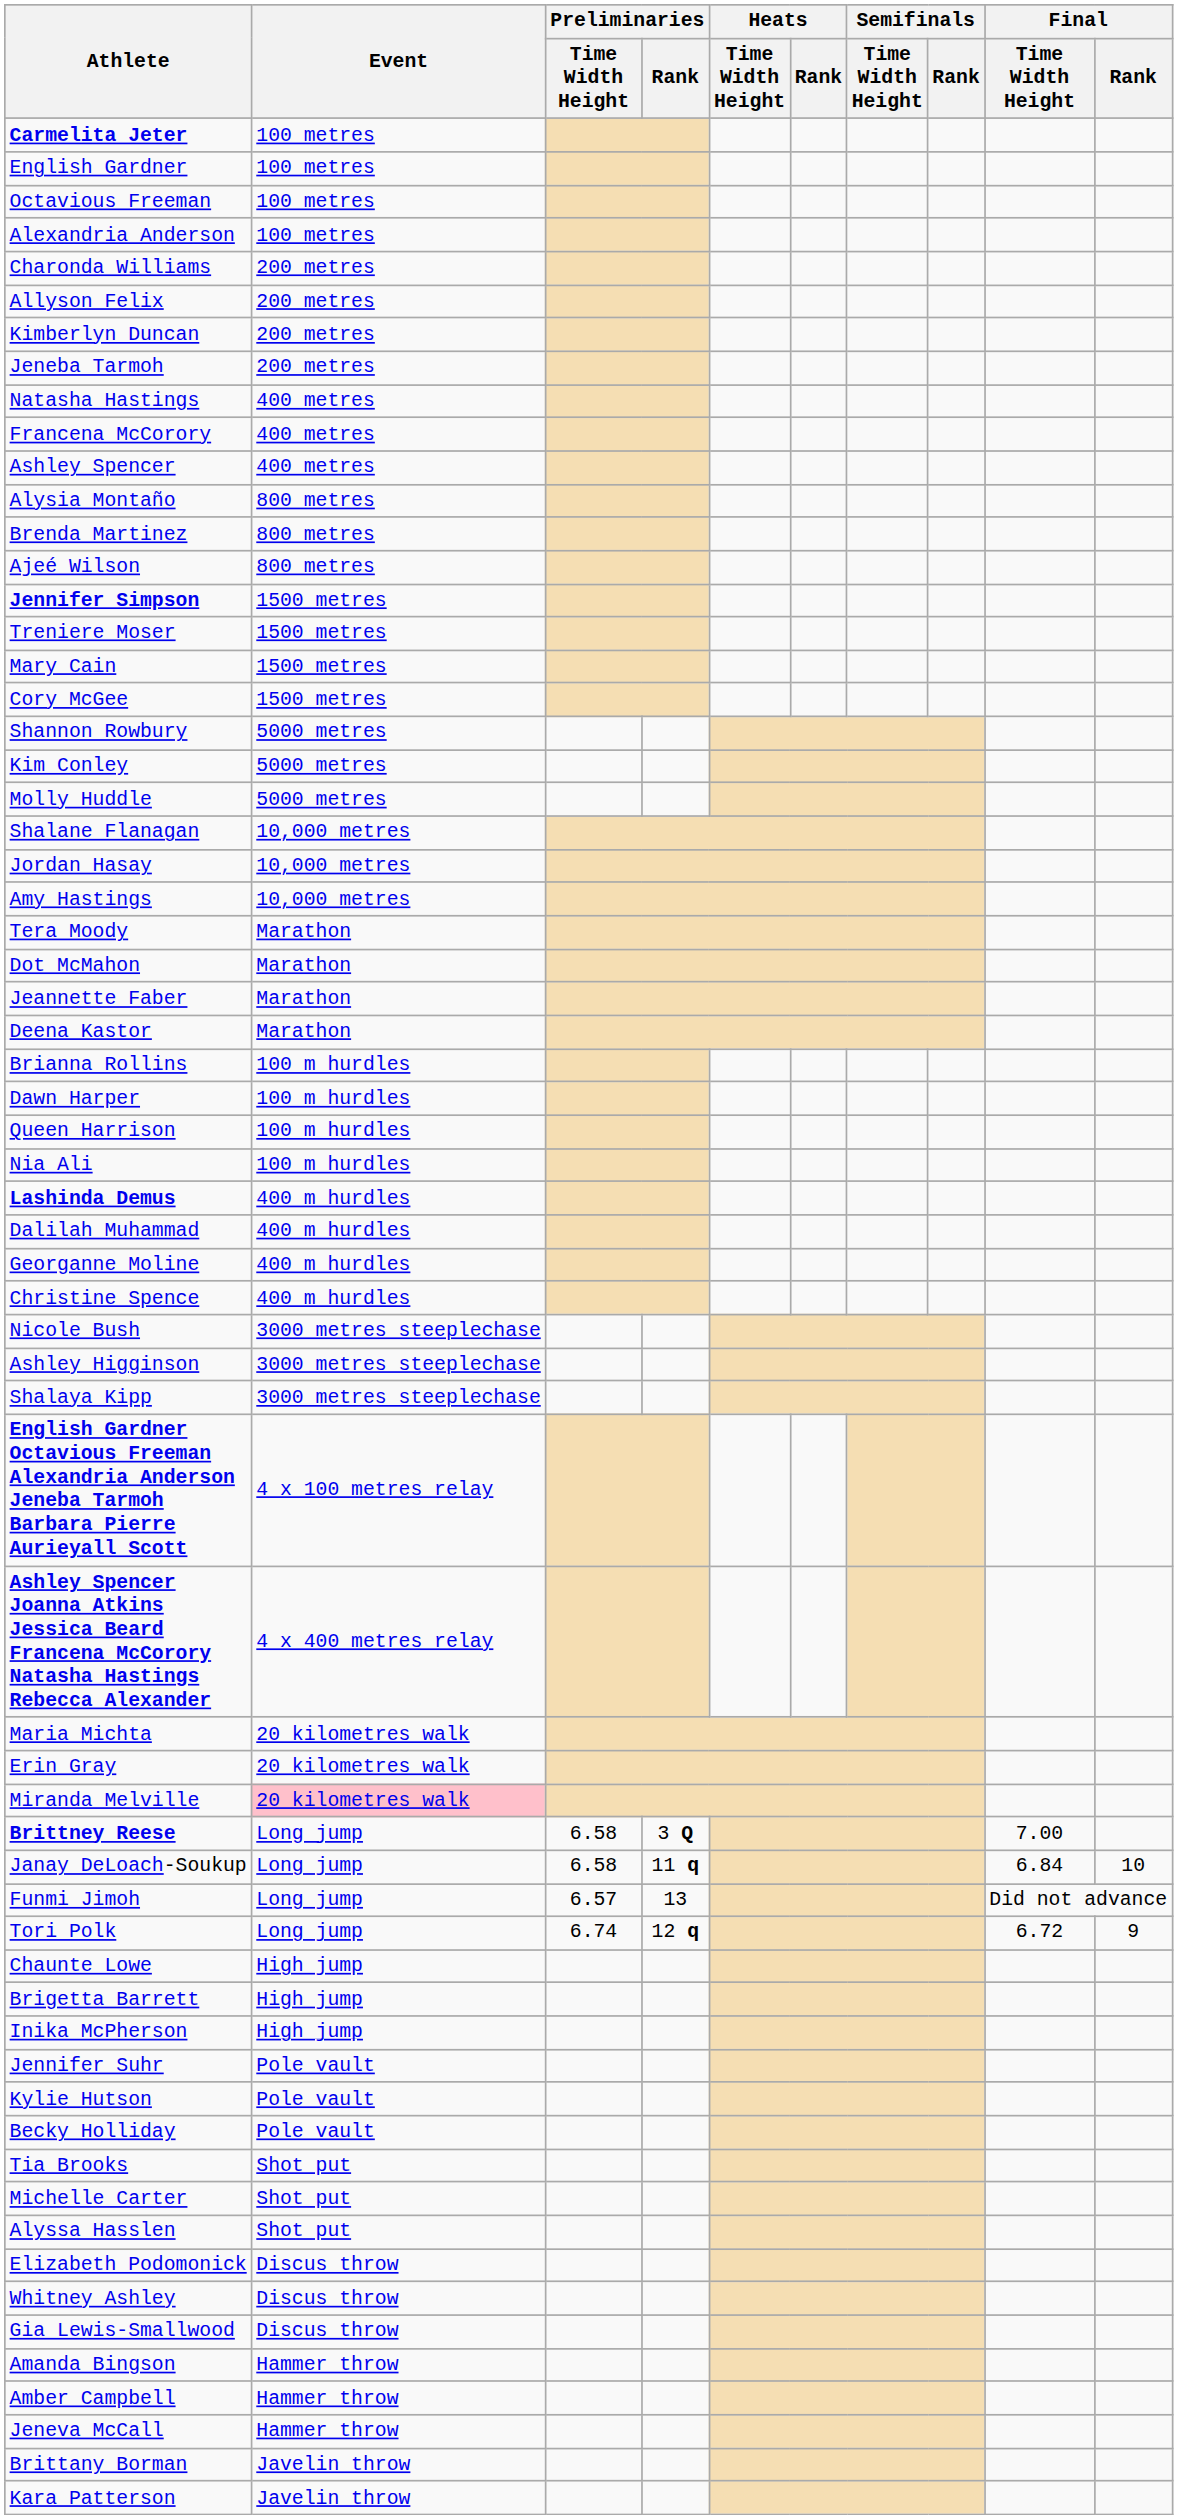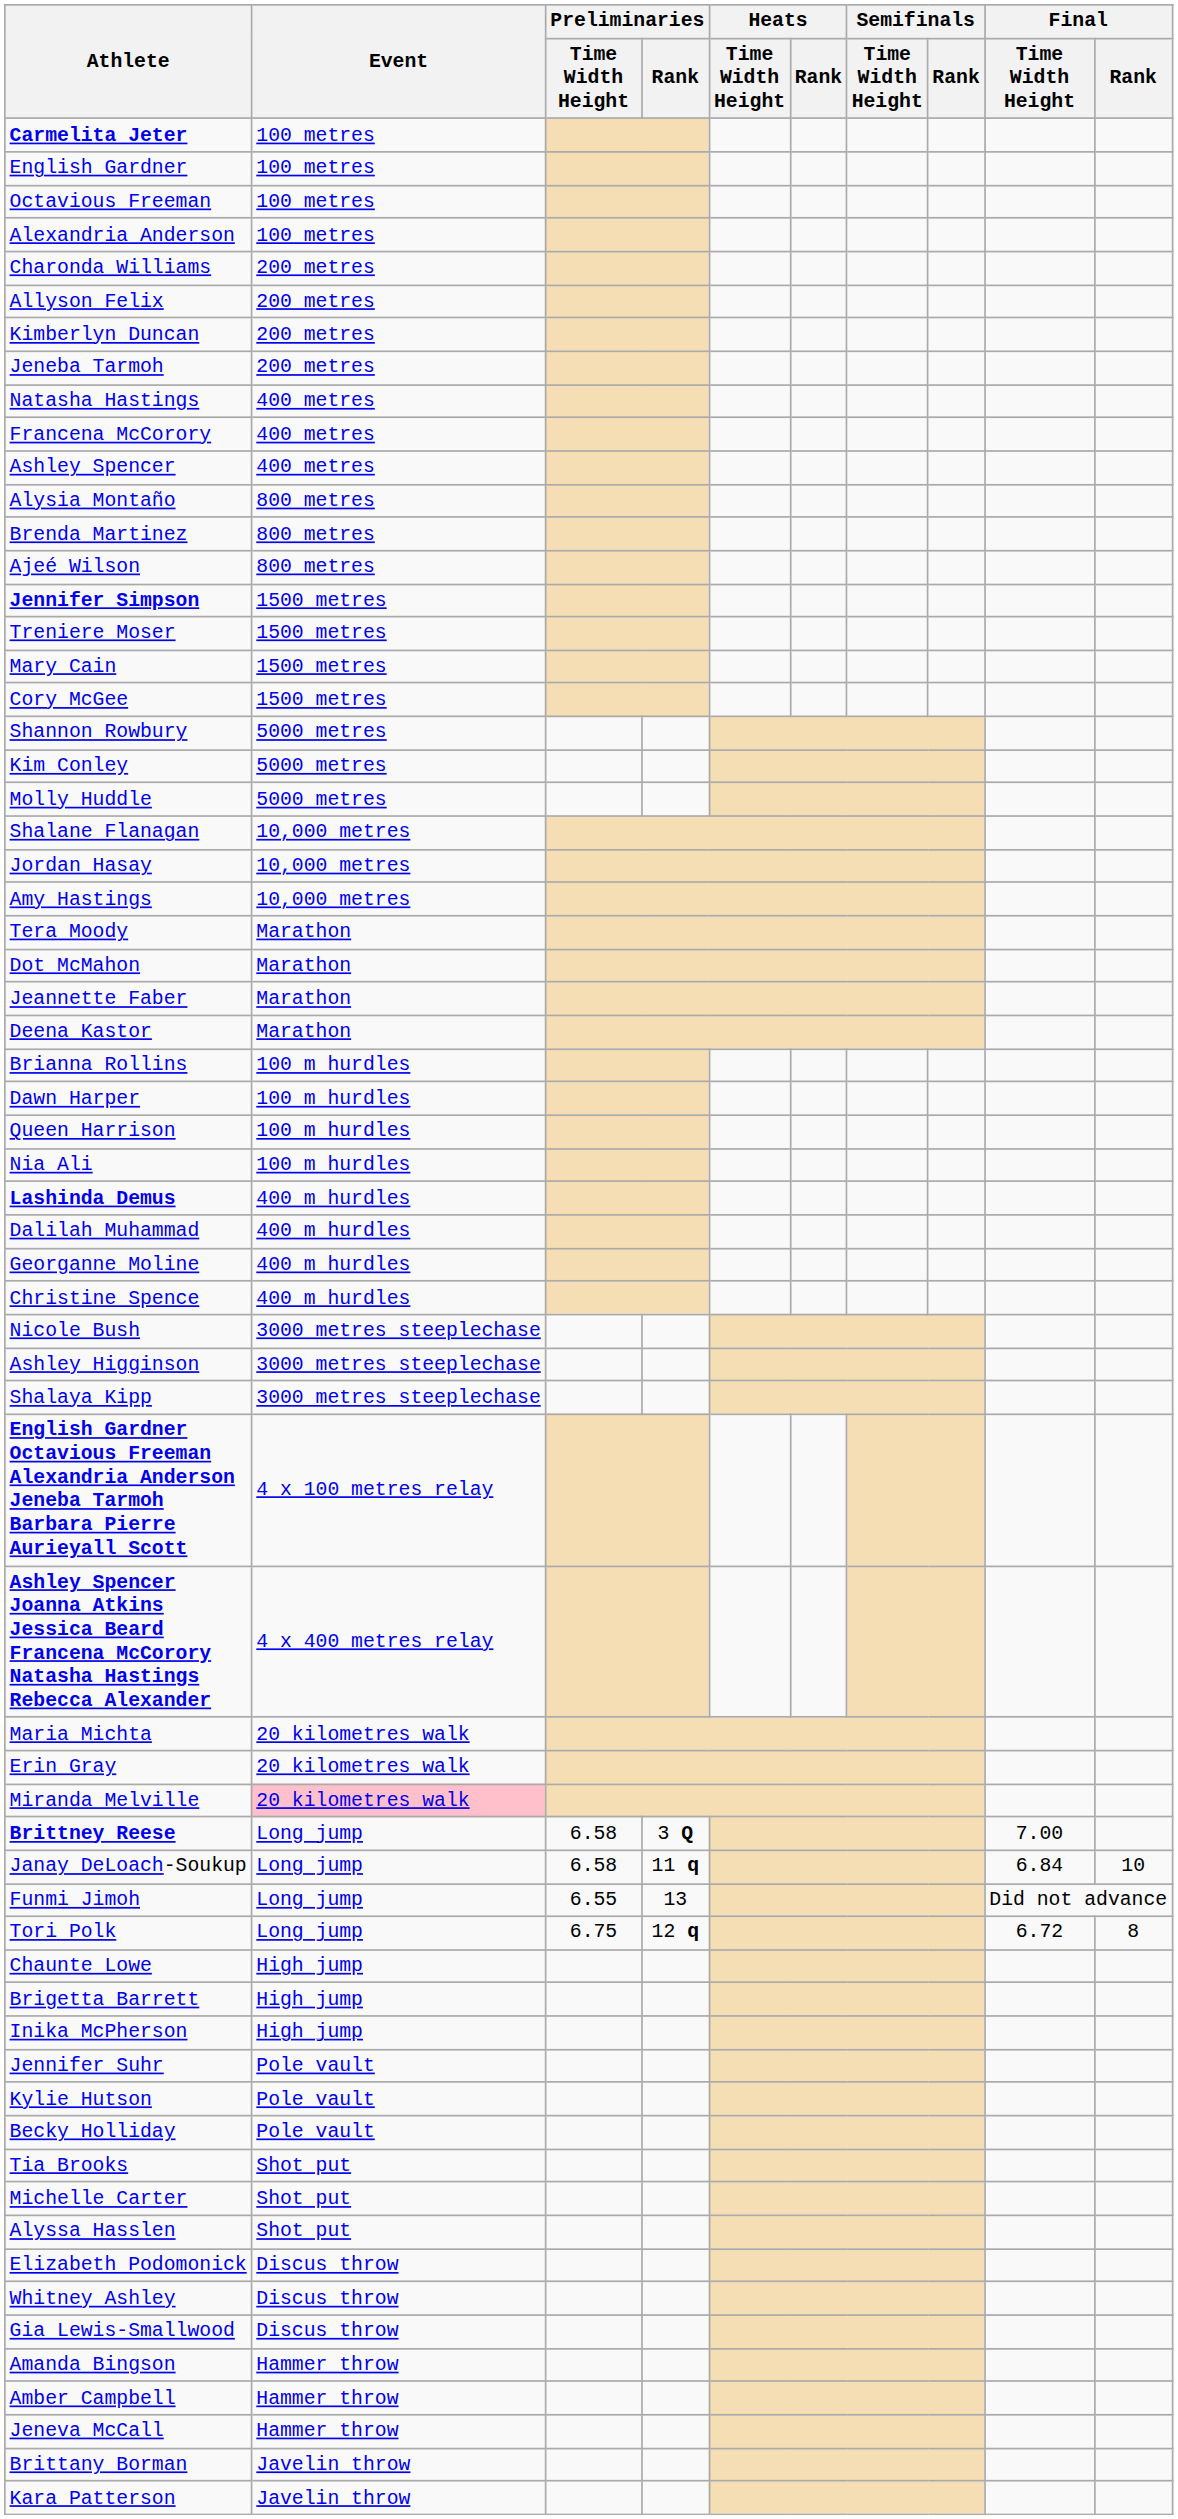(593, 1900) 6.57 -> (593, 1900) 6.55
(593, 1933) 6.74 -> (593, 1933) 6.75
(1133, 1933) 9 -> (1133, 1933) 8
